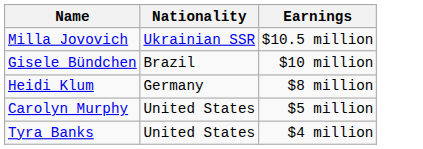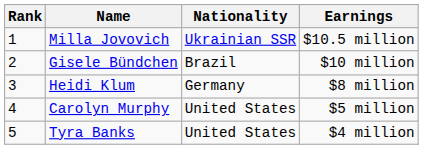+ column: (25, 16)
